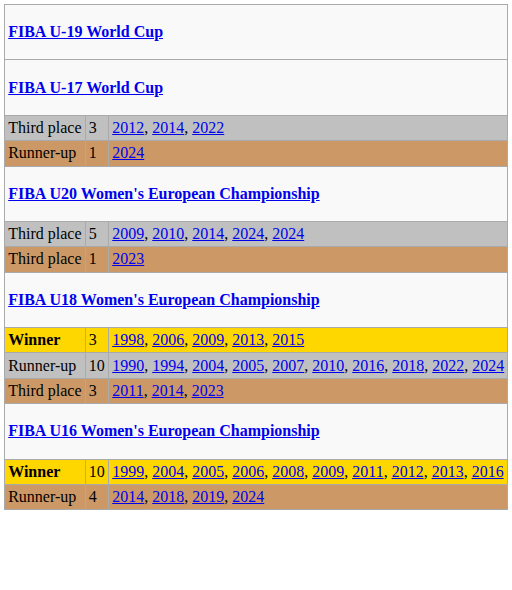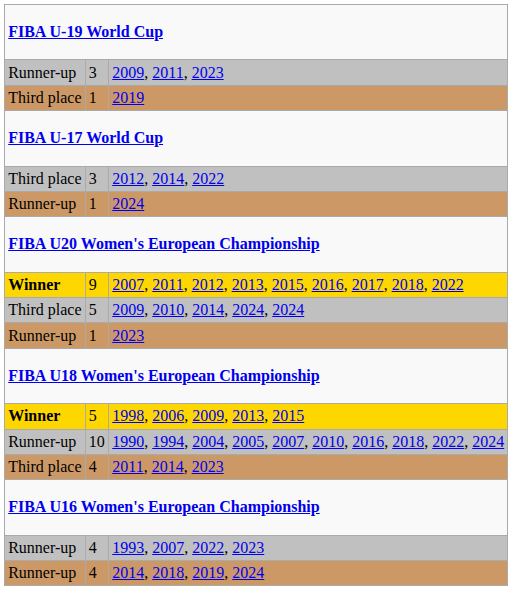+ row: (168, 72)
+ row: (128, 97)
+ row: (288, 284)
(45, 259) Third place -> (42, 335) Runner-up
(93, 340) 3 -> (93, 416) 5
(93, 390) 3 -> (93, 467) 4
- row: (308, 471)
+ row: (188, 547)
